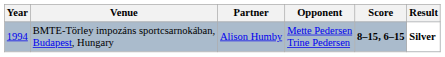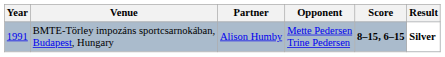(17, 37) 1994 -> (17, 37) 1991
